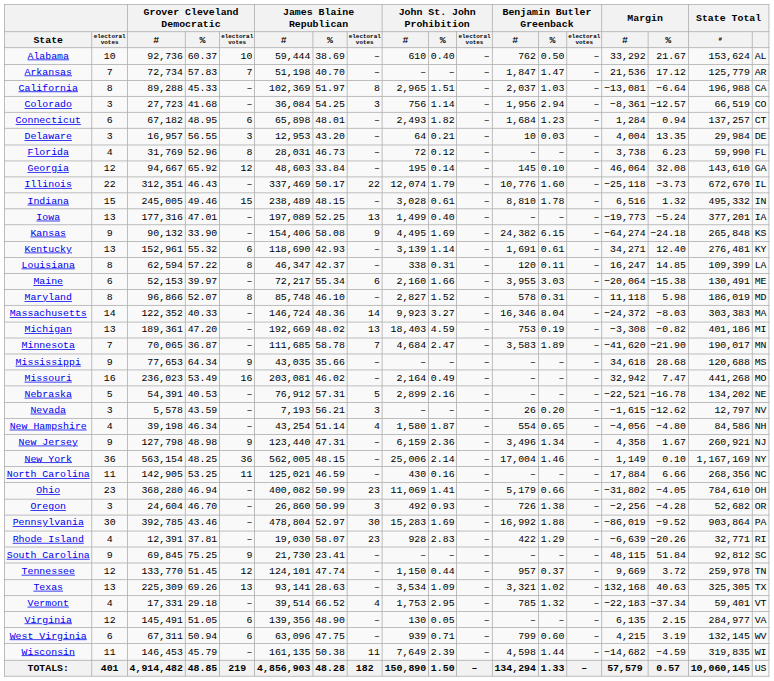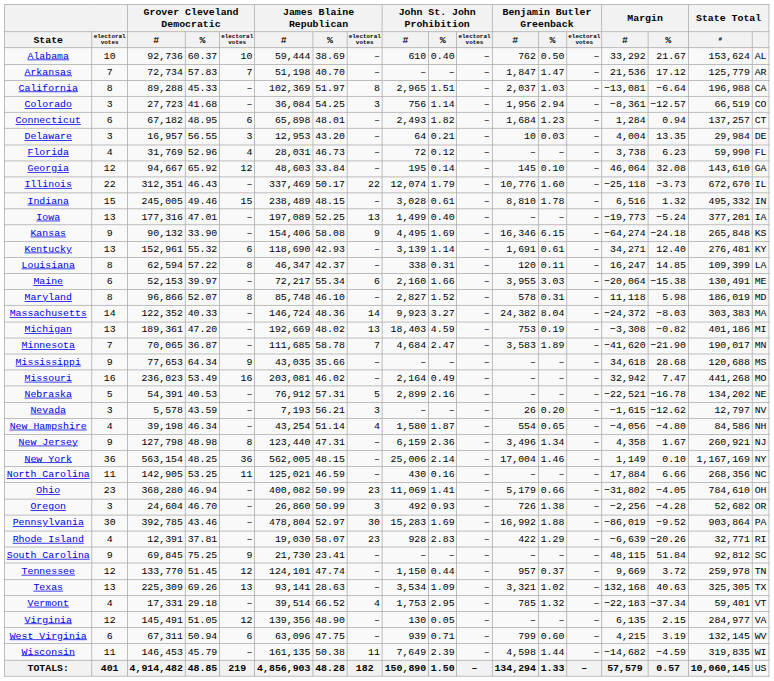(249, 153) 8 -> (249, 153) 4
(518, 233) 24,382 -> (518, 233) 16,346
(518, 314) 16,346 -> (518, 314) 24,382
(249, 442) 9 -> (249, 442) 8
(249, 620) 6 -> (246, 620) 12
